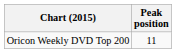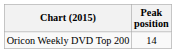(151, 40) 11 -> (151, 40) 14
